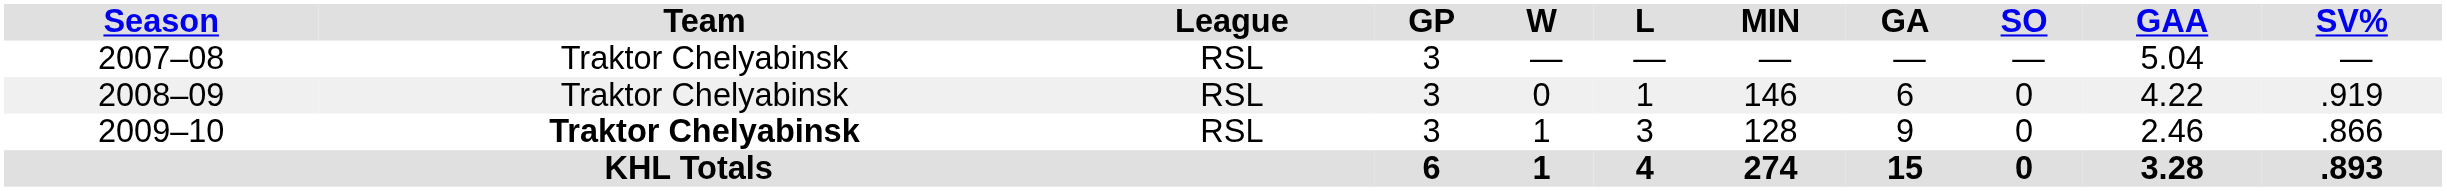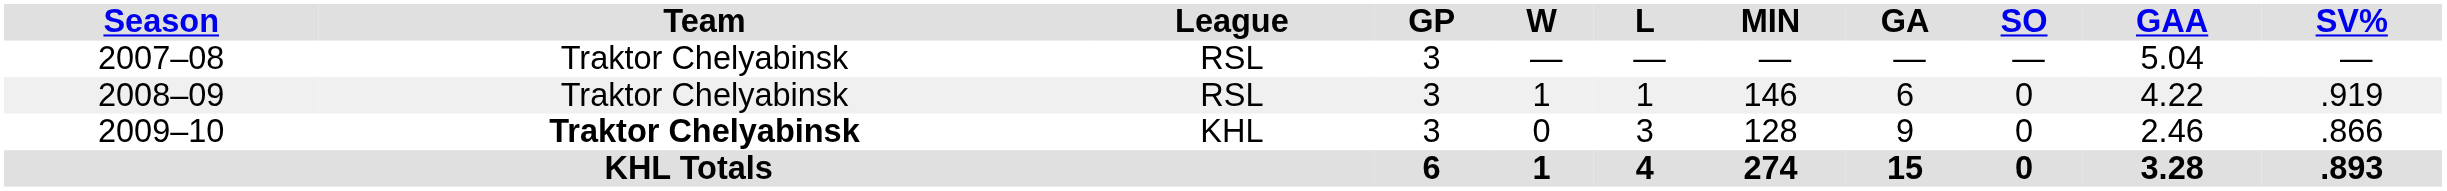(1542, 94) 0 -> (1542, 94) 1
(1232, 131) RSL -> (1232, 131) KHL
(1542, 131) 1 -> (1542, 131) 0
